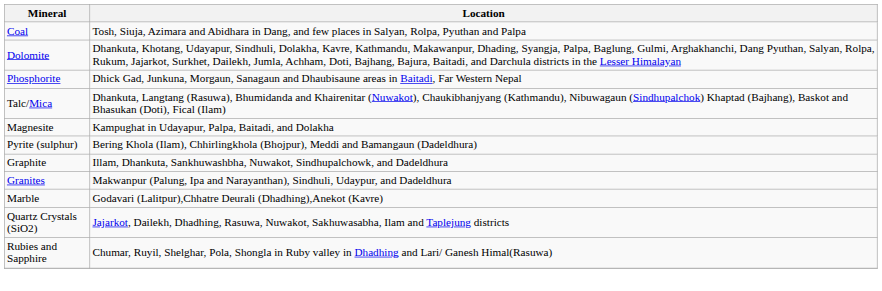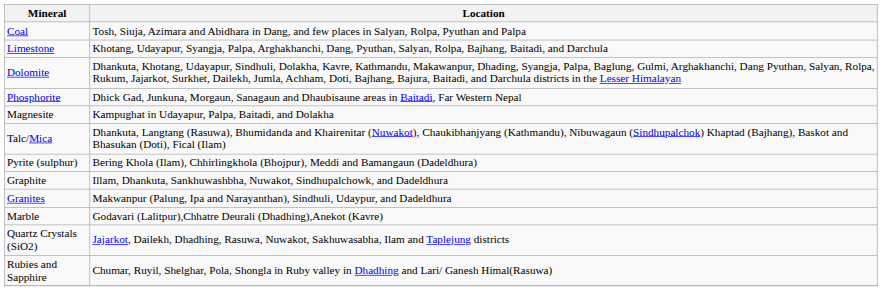+ row: (31, 48)
rows swapped: (30, 127) <-> (30, 103)
